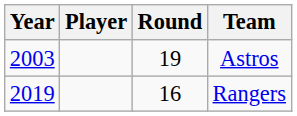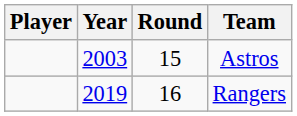columns swapped: (32, 22) <-> (96, 22)
(170, 57) 19 -> (170, 57) 15
